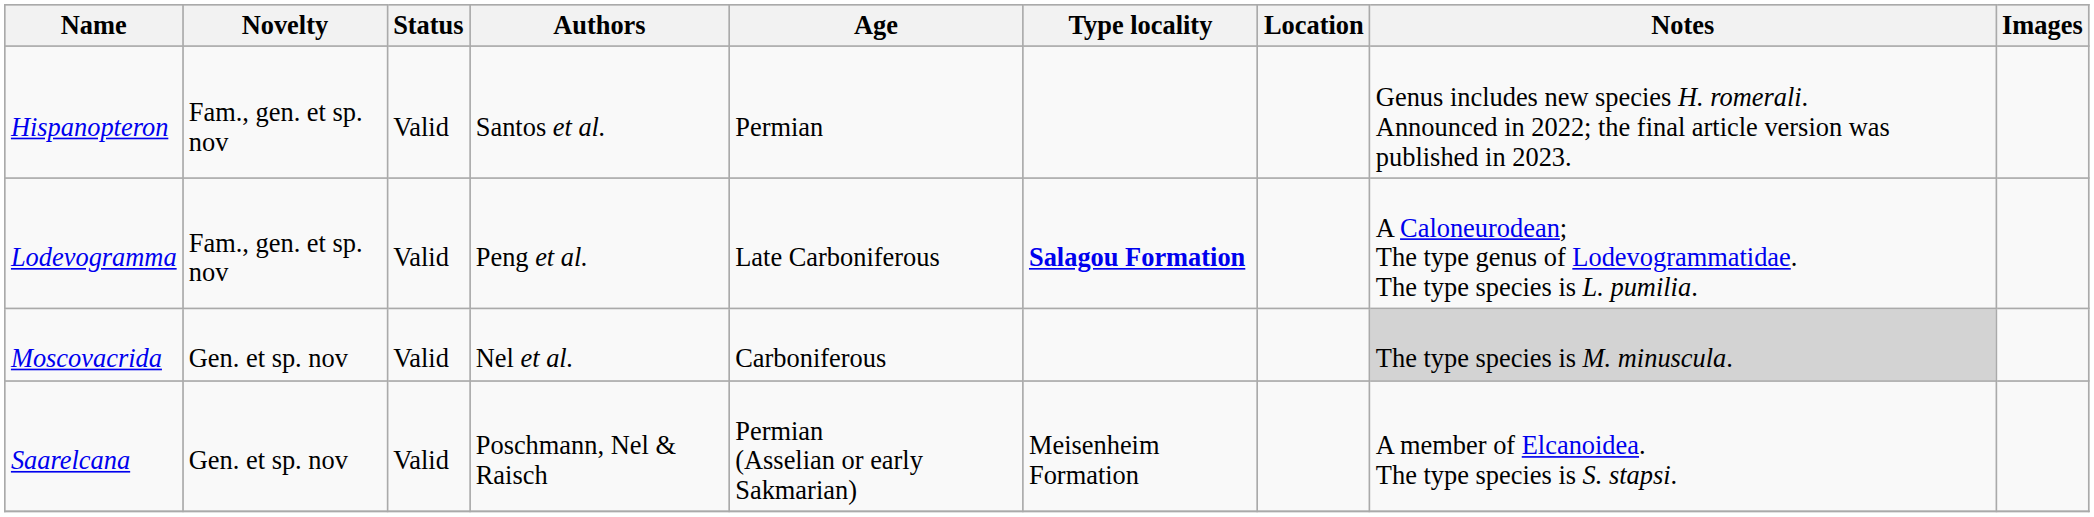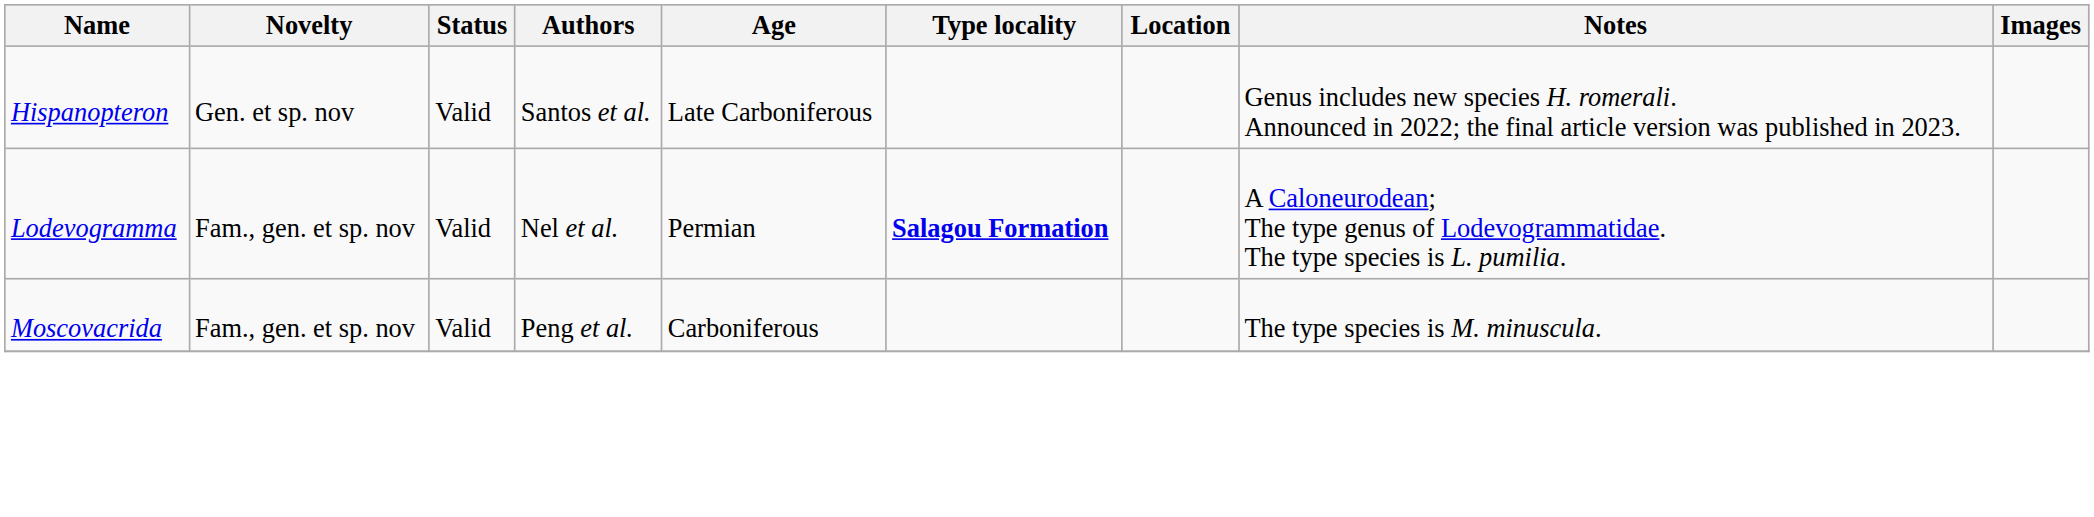(276, 126) Fam., gen. et sp. nov -> (275, 111) Gen. et sp. nov
(779, 126) Permian -> (770, 111) Late Carboniferous
(532, 257) Peng et al. -> (570, 227) Nel et al.
(837, 257) Late Carboniferous -> (712, 227) Permian
(268, 358) Gen. et sp. nov -> (305, 329) Fam., gen. et sp. nov
(525, 358) Nel et al. -> (577, 329) Peng et al.
(1554, 358) lightgrey background -> (1423, 329) no background
- row: (71, 460)
